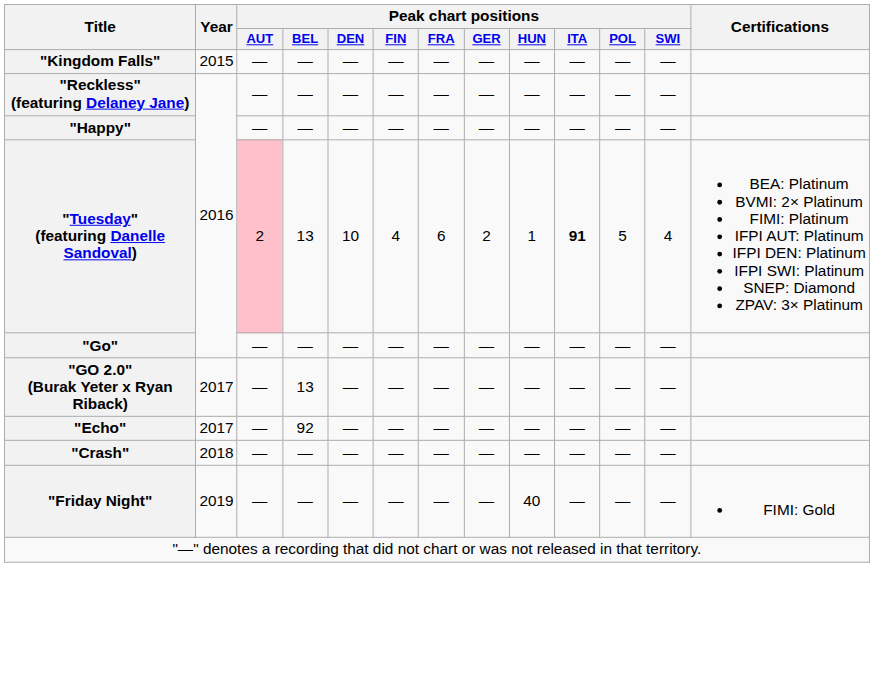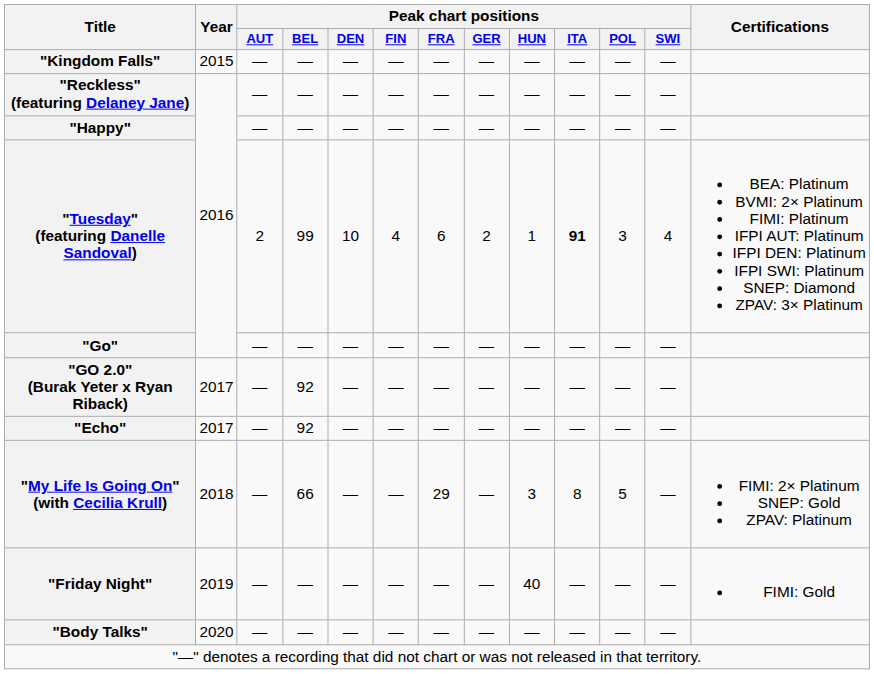(260, 236) pink background -> (260, 236) no background
(305, 236) 13 -> (305, 236) 99
(623, 236) 5 -> (623, 236) 3
(305, 386) 13 -> (305, 386) 92
- row: (100, 452)
+ row: (100, 494)
+ row: (100, 632)
